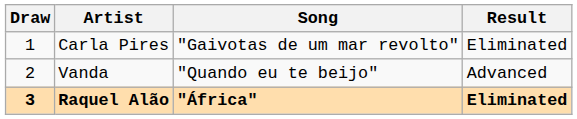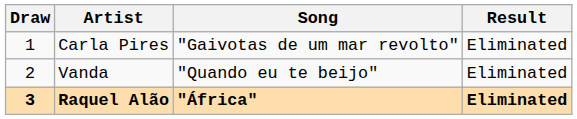(507, 73) Advanced -> (517, 73) Eliminated
